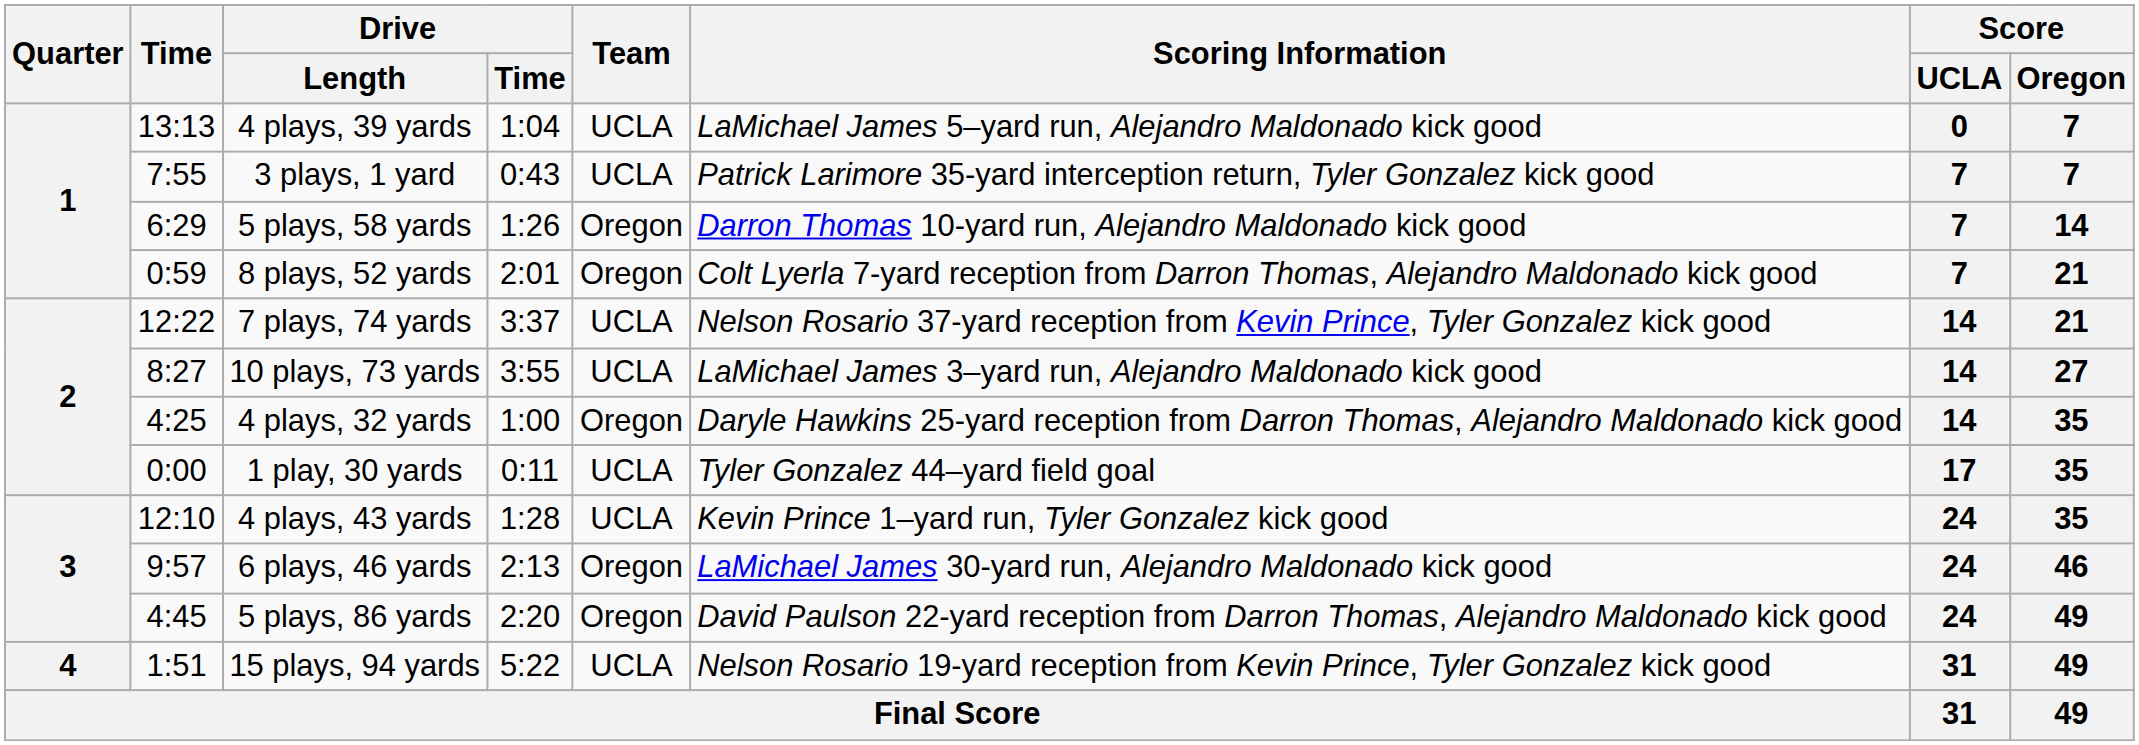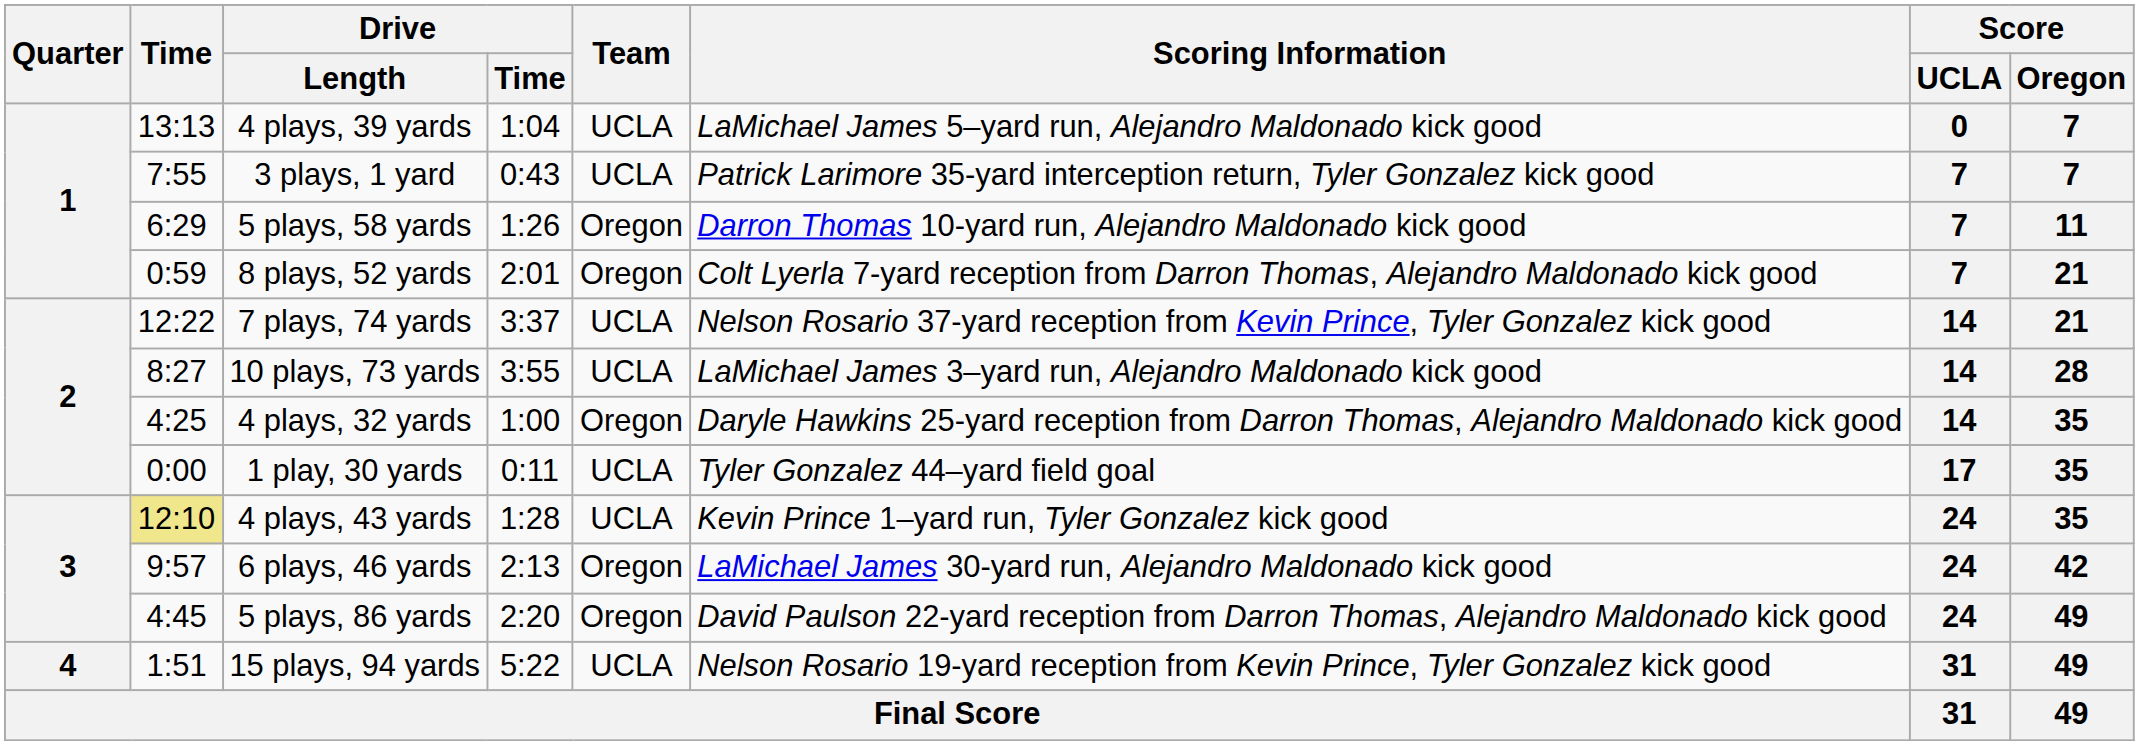(2071, 224) 14 -> (2071, 224) 11
(2071, 371) 27 -> (2071, 371) 28
(177, 518) no background -> (177, 518) khaki background
(2071, 567) 46 -> (2071, 567) 42
